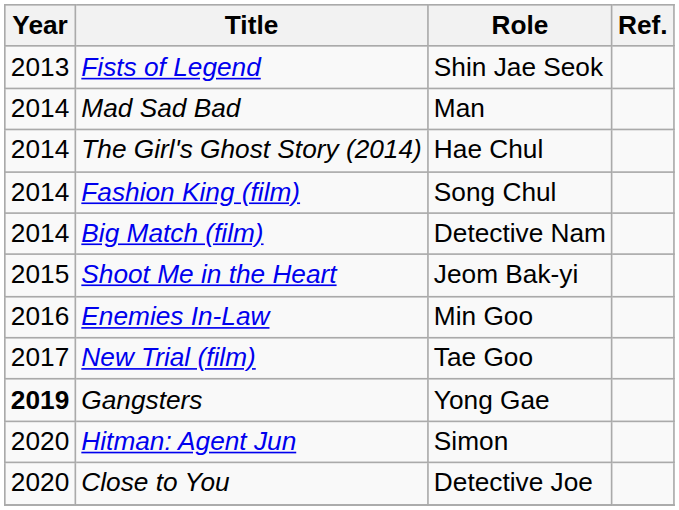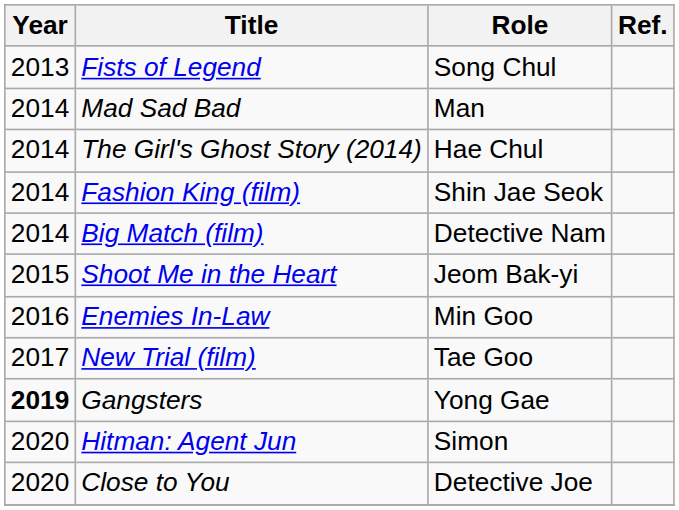(518, 66) Shin Jae Seok -> (495, 66) Song Chul
(495, 191) Song Chul -> (518, 191) Shin Jae Seok
